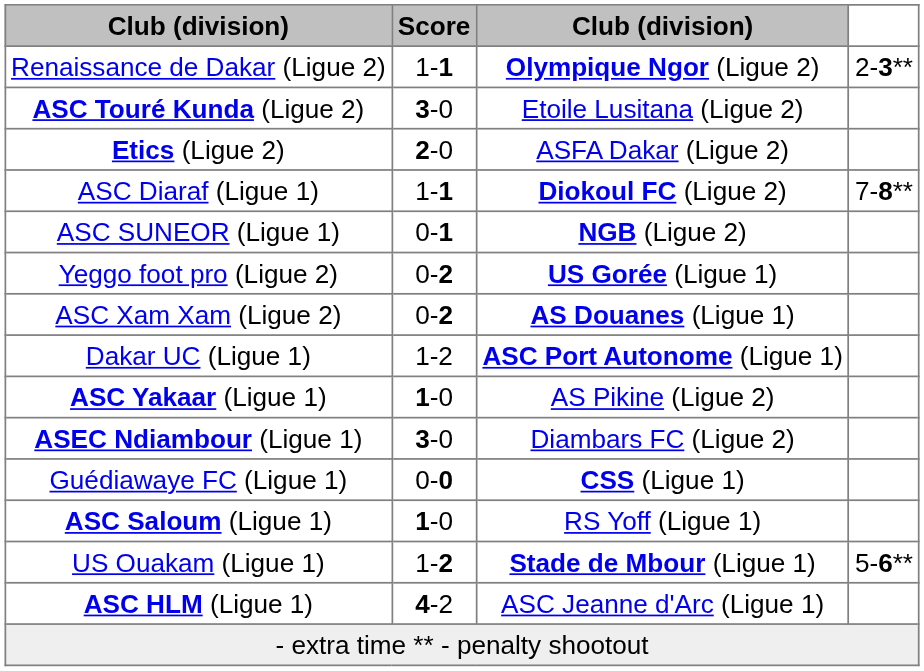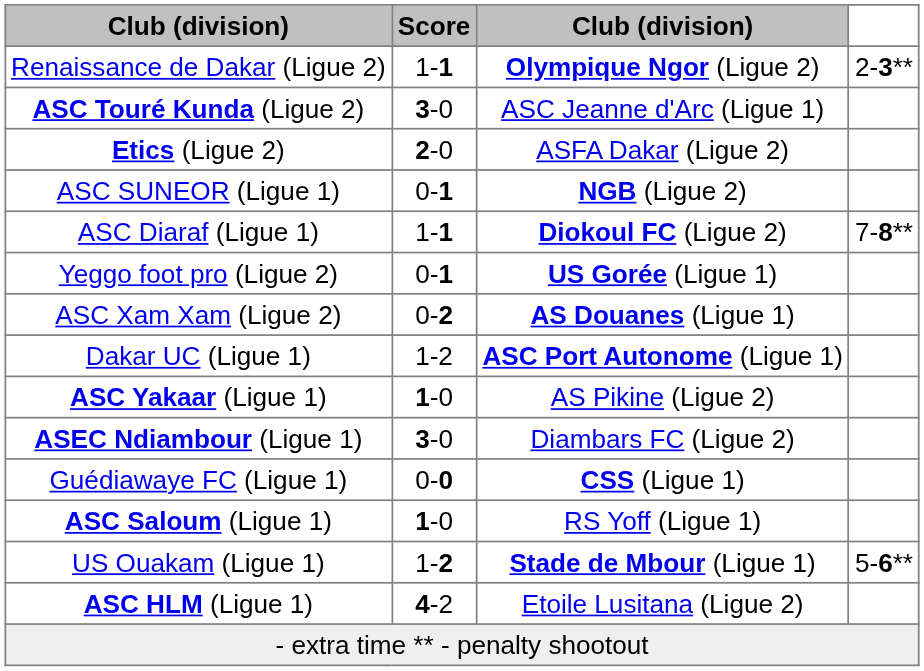(663, 108) Etoile Lusitana (Ligue 2) -> (663, 108) ASC Jeanne d'Arc (Ligue 1)
rows swapped: (198, 232) <-> (198, 191)
(434, 273) 0-2 -> (434, 273) 0-1
(663, 603) ASC Jeanne d'Arc (Ligue 1) -> (663, 603) Etoile Lusitana (Ligue 2)
